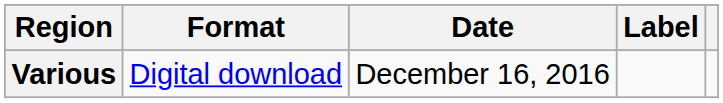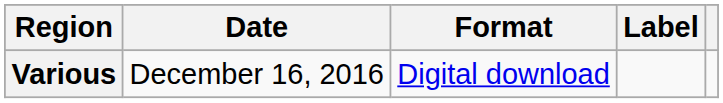columns swapped: (483, 27) <-> (236, 27)
